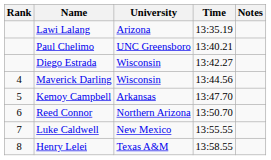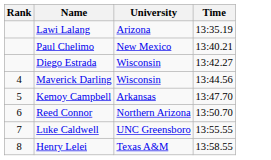- column: (250, 12)
(154, 46) UNC Greensboro -> (144, 46) New Mexico
(144, 130) New Mexico -> (154, 130) UNC Greensboro
